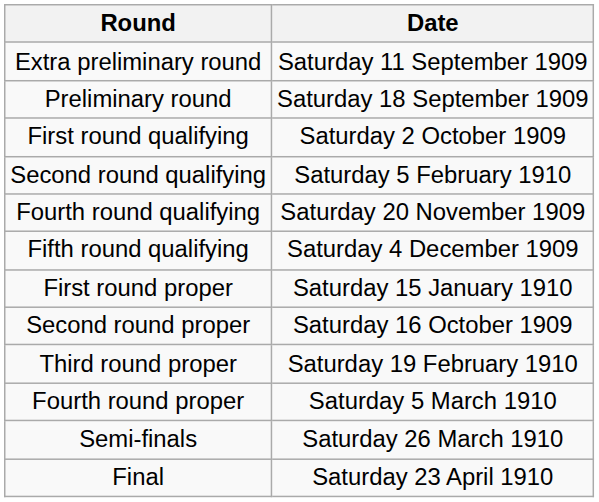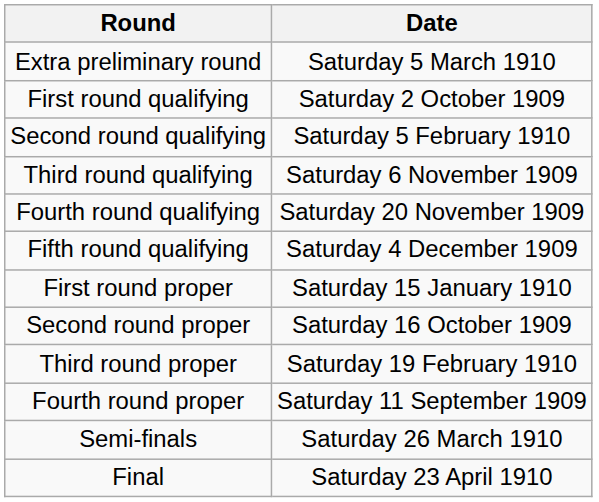(433, 61) Saturday 11 September 1909 -> (432, 61) Saturday 5 March 1910
- row: (138, 99)
+ row: (138, 174)
(433, 401) Saturday 5 March 1910 -> (432, 401) Saturday 11 September 1909
